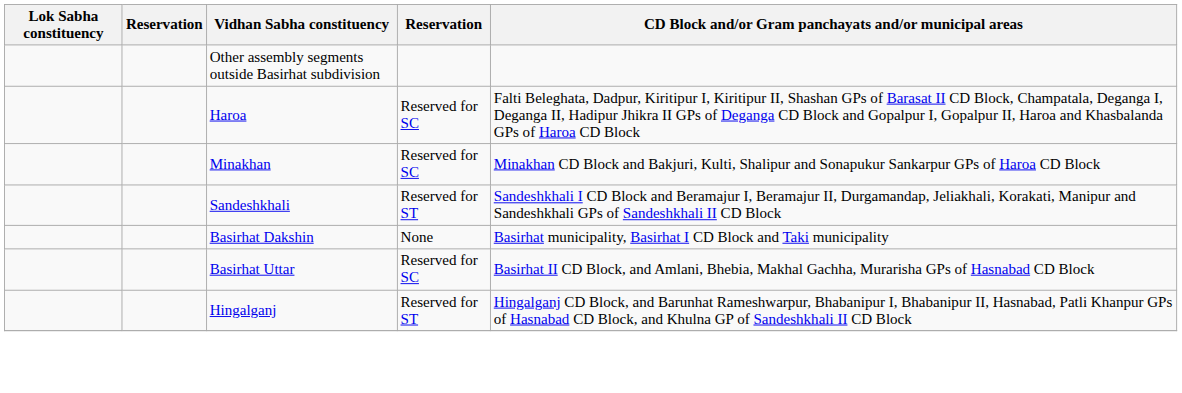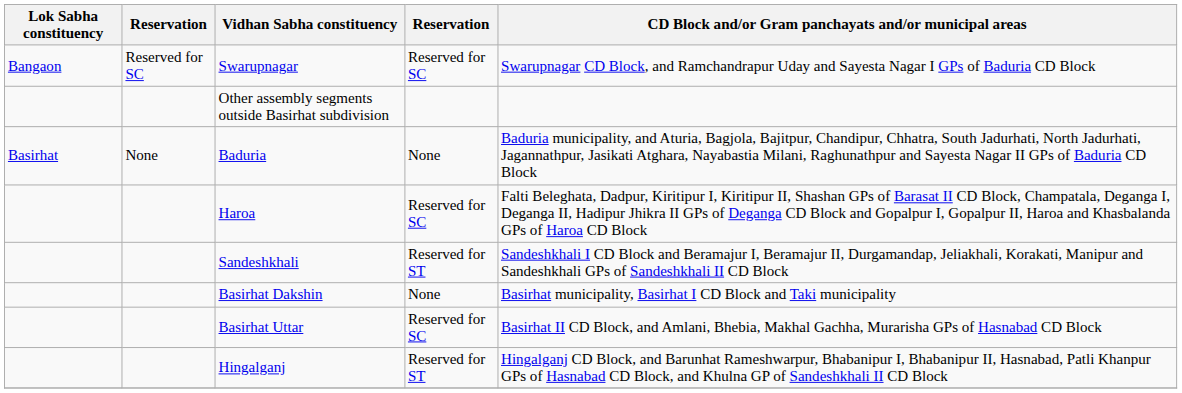+ row: (258, 65)
+ row: (242, 155)
- row: (240, 164)
